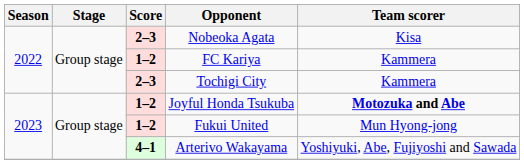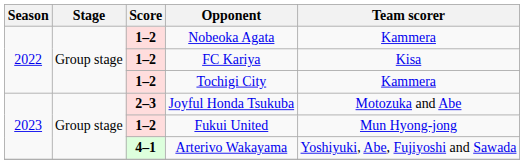(146, 37) 2–3 -> (146, 37) 1–2
(409, 37) Kisa -> (409, 37) Kammera
(409, 59) Kammera -> (409, 59) Kisa
(146, 81) 2–3 -> (146, 81) 1–2
(146, 103) 1–2 -> (146, 103) 2–3
(409, 103) bold -> (409, 103) normal
